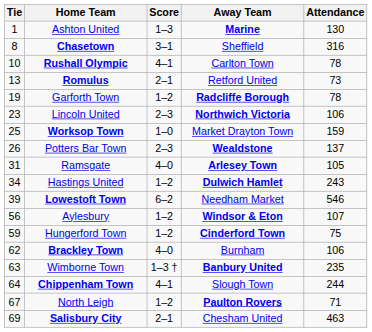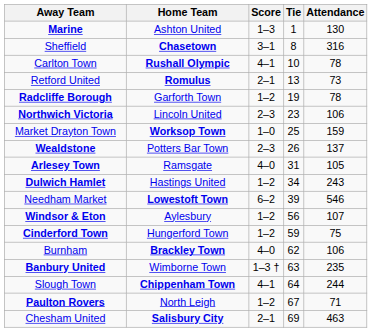columns swapped: (14, 13) <-> (243, 13)
